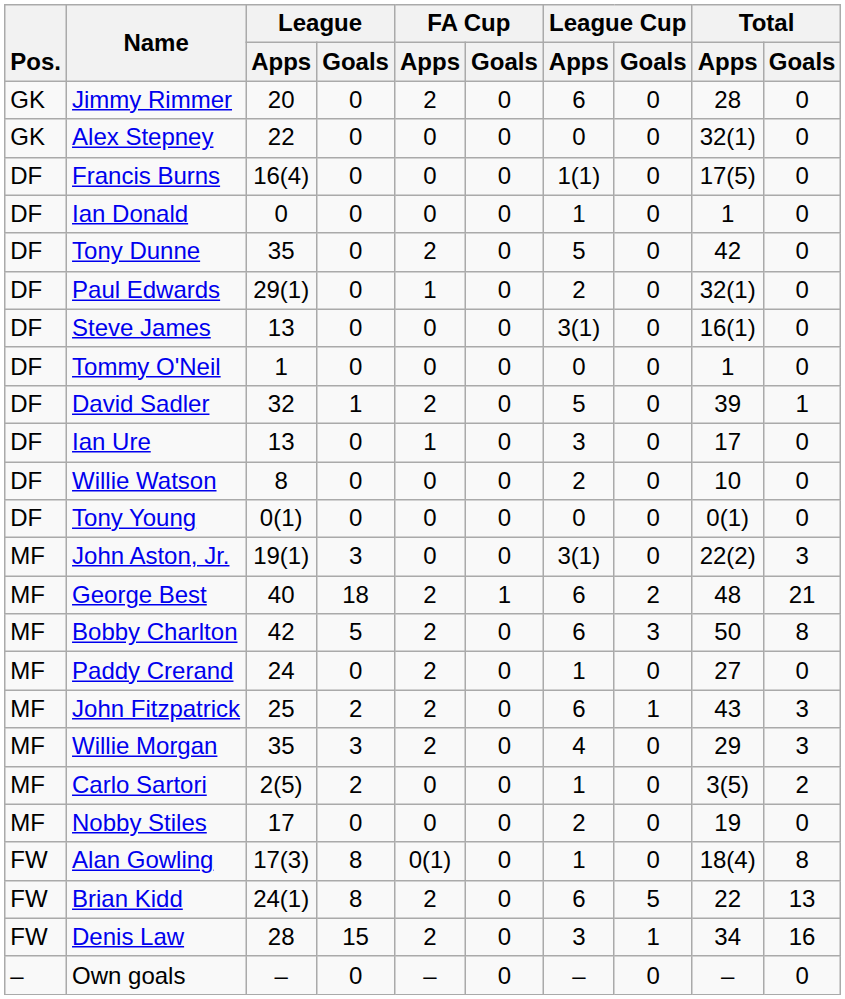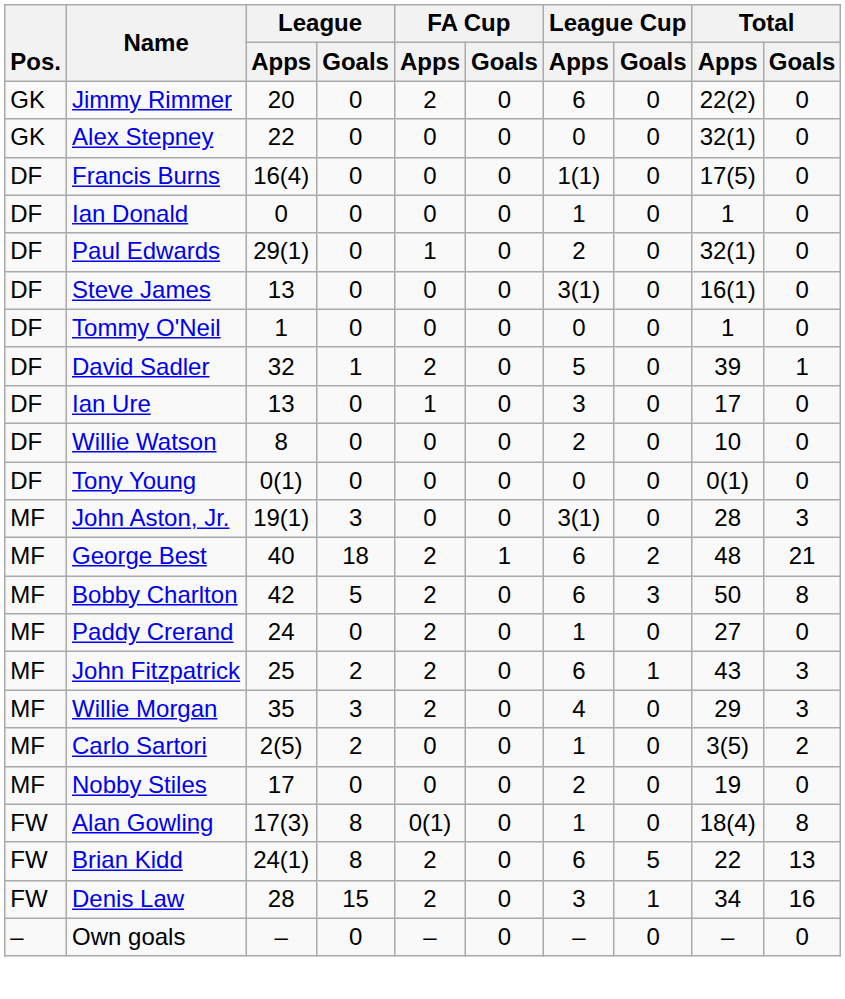(728, 99) 28 -> (728, 99) 22(2)
- row: (136, 251)
(728, 556) 22(2) -> (728, 518) 28
